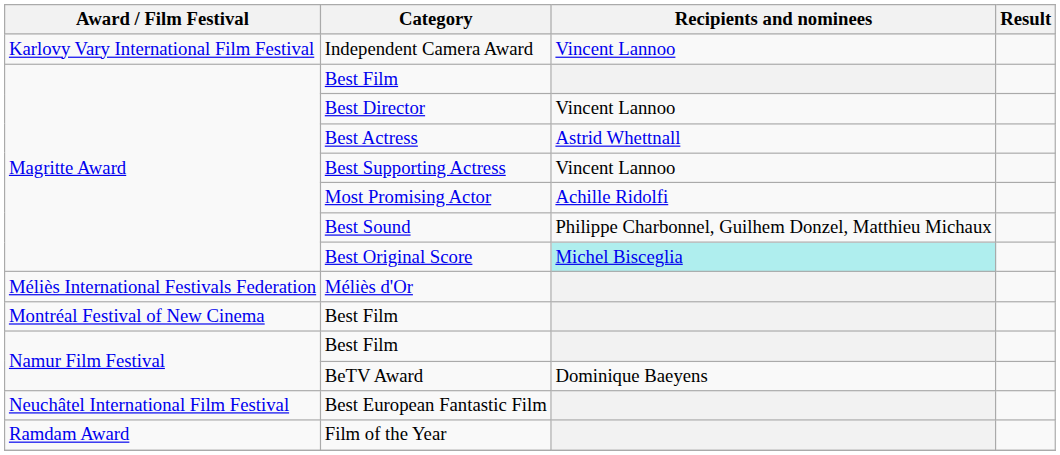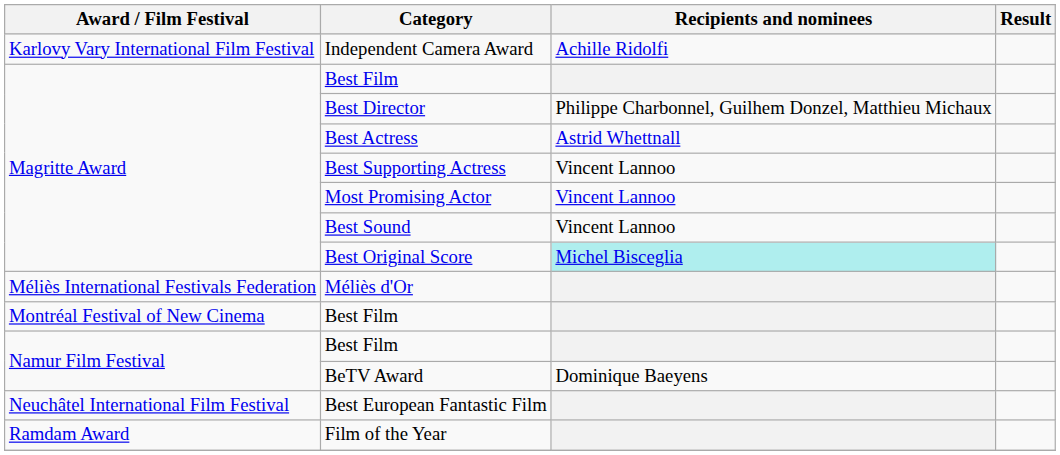(615, 49) Vincent Lannoo -> (612, 49) Achille Ridolfi
(615, 108) Vincent Lannoo -> (774, 108) Philippe Charbonnel, Guilhem Donzel, Matthieu Michaux
(612, 197) Achille Ridolfi -> (615, 197) Vincent Lannoo
(774, 227) Philippe Charbonnel, Guilhem Donzel, Matthieu Michaux -> (615, 227) Vincent Lannoo
